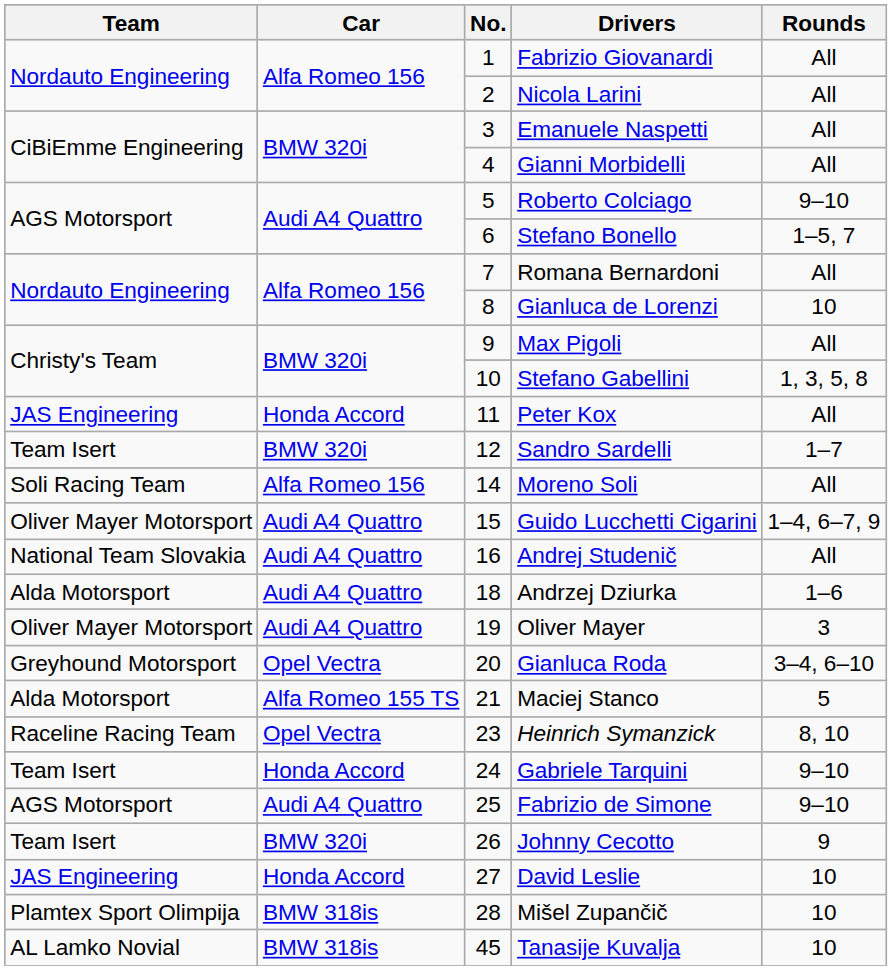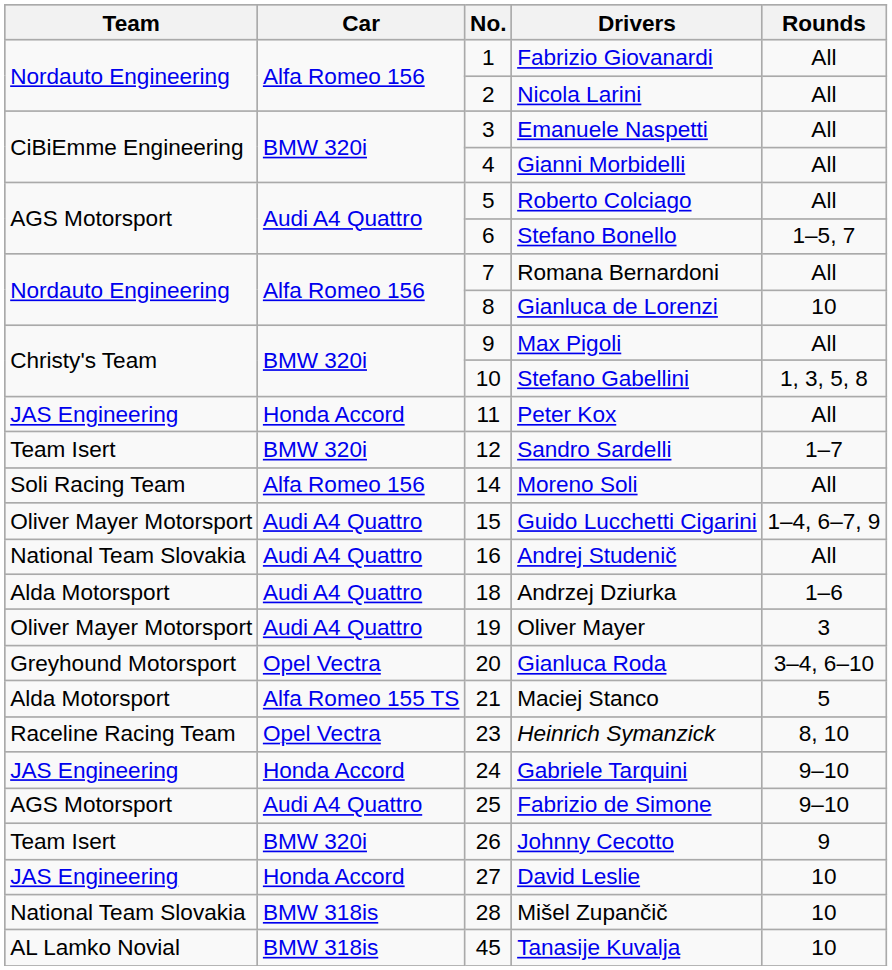(824, 200) 9–10 -> (824, 200) All
(63, 770) Team Isert -> (94, 770) JAS Engineering
(125, 912) Plamtex Sport Olimpija -> (128, 912) National Team Slovakia
